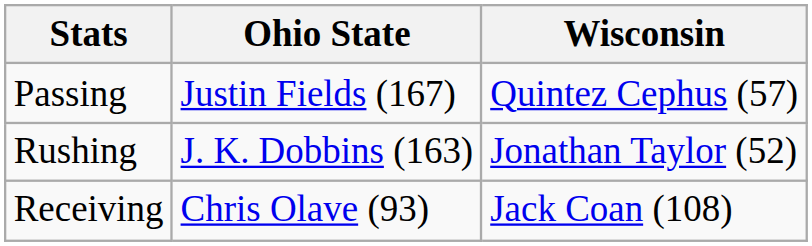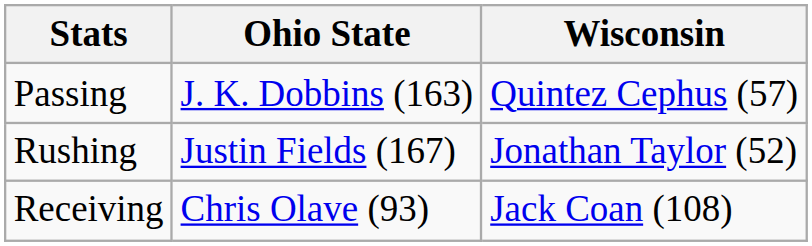(318, 92) Justin Fields (167) -> (327, 92) J. K. Dobbins (163)
(327, 151) J. K. Dobbins (163) -> (318, 151) Justin Fields (167)
